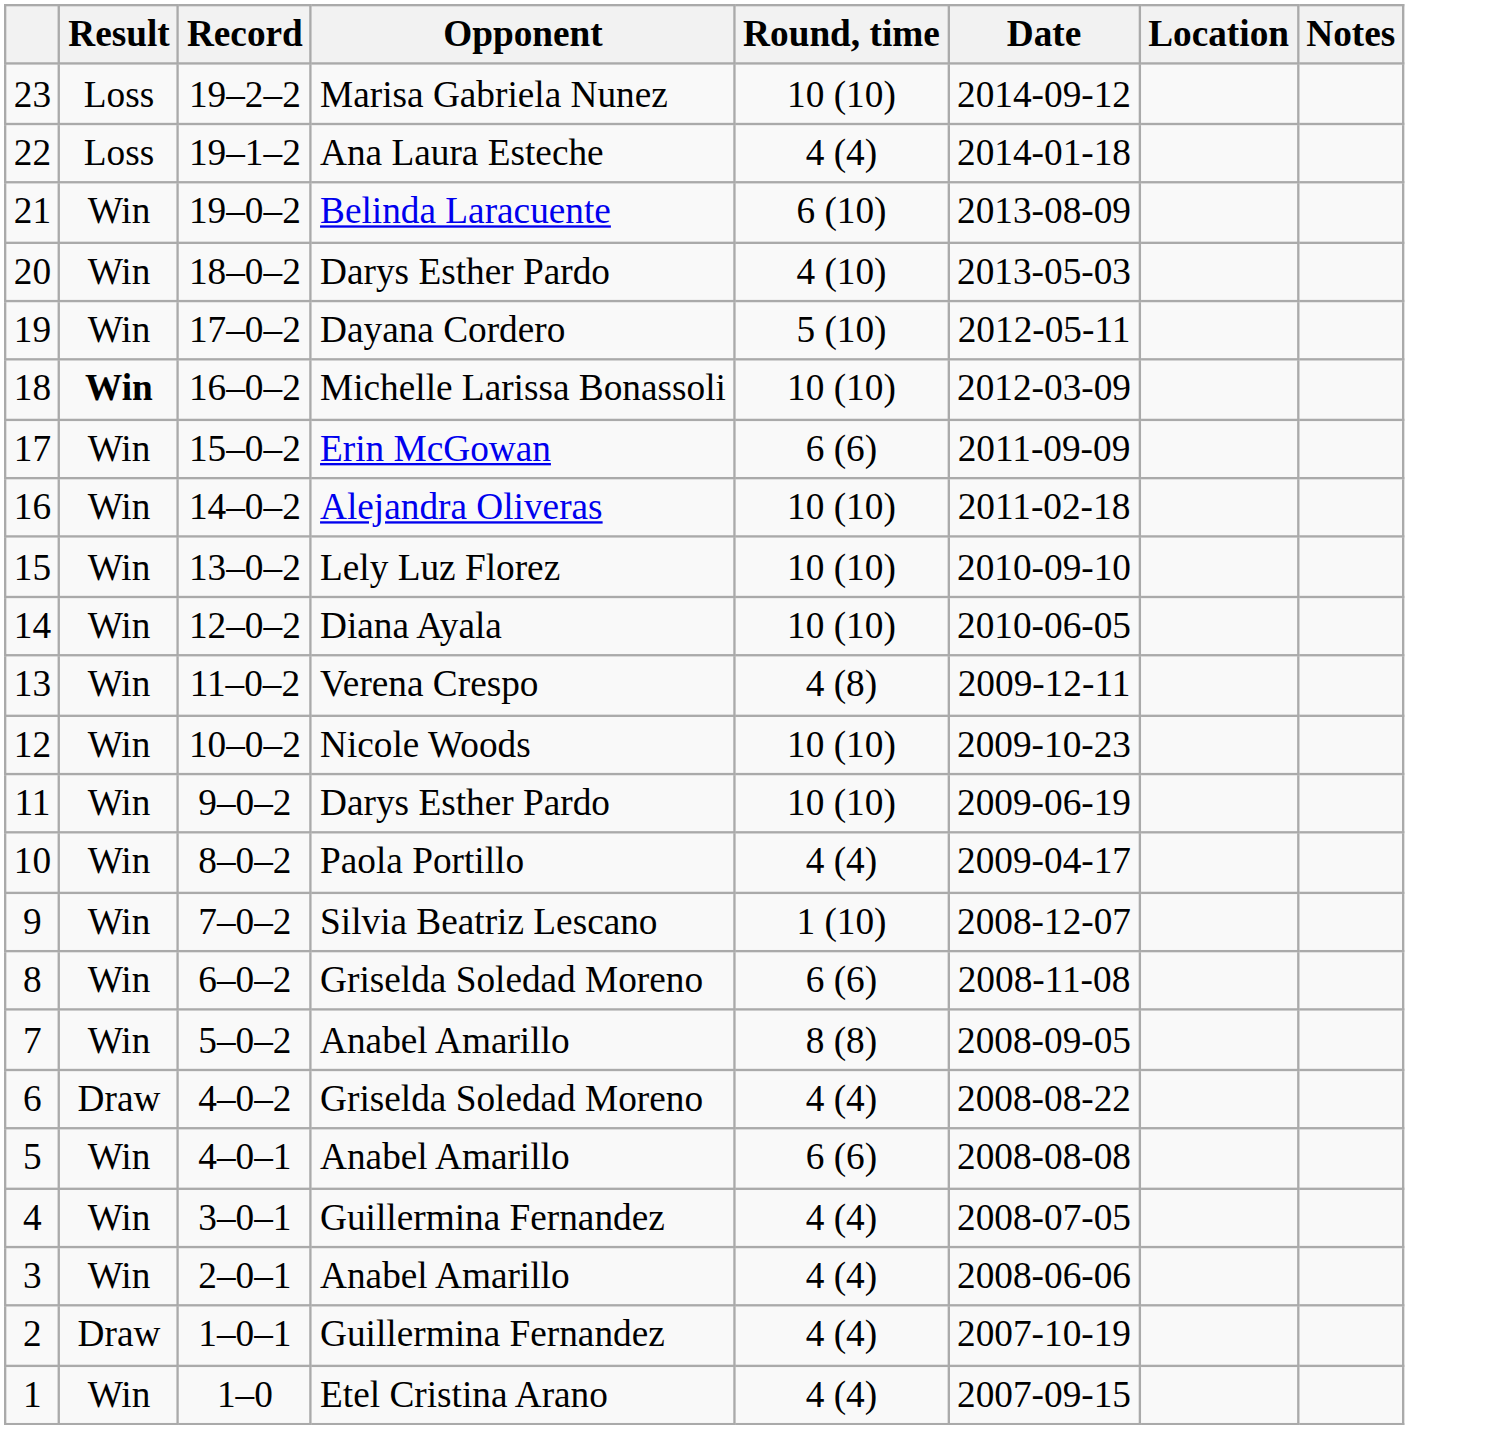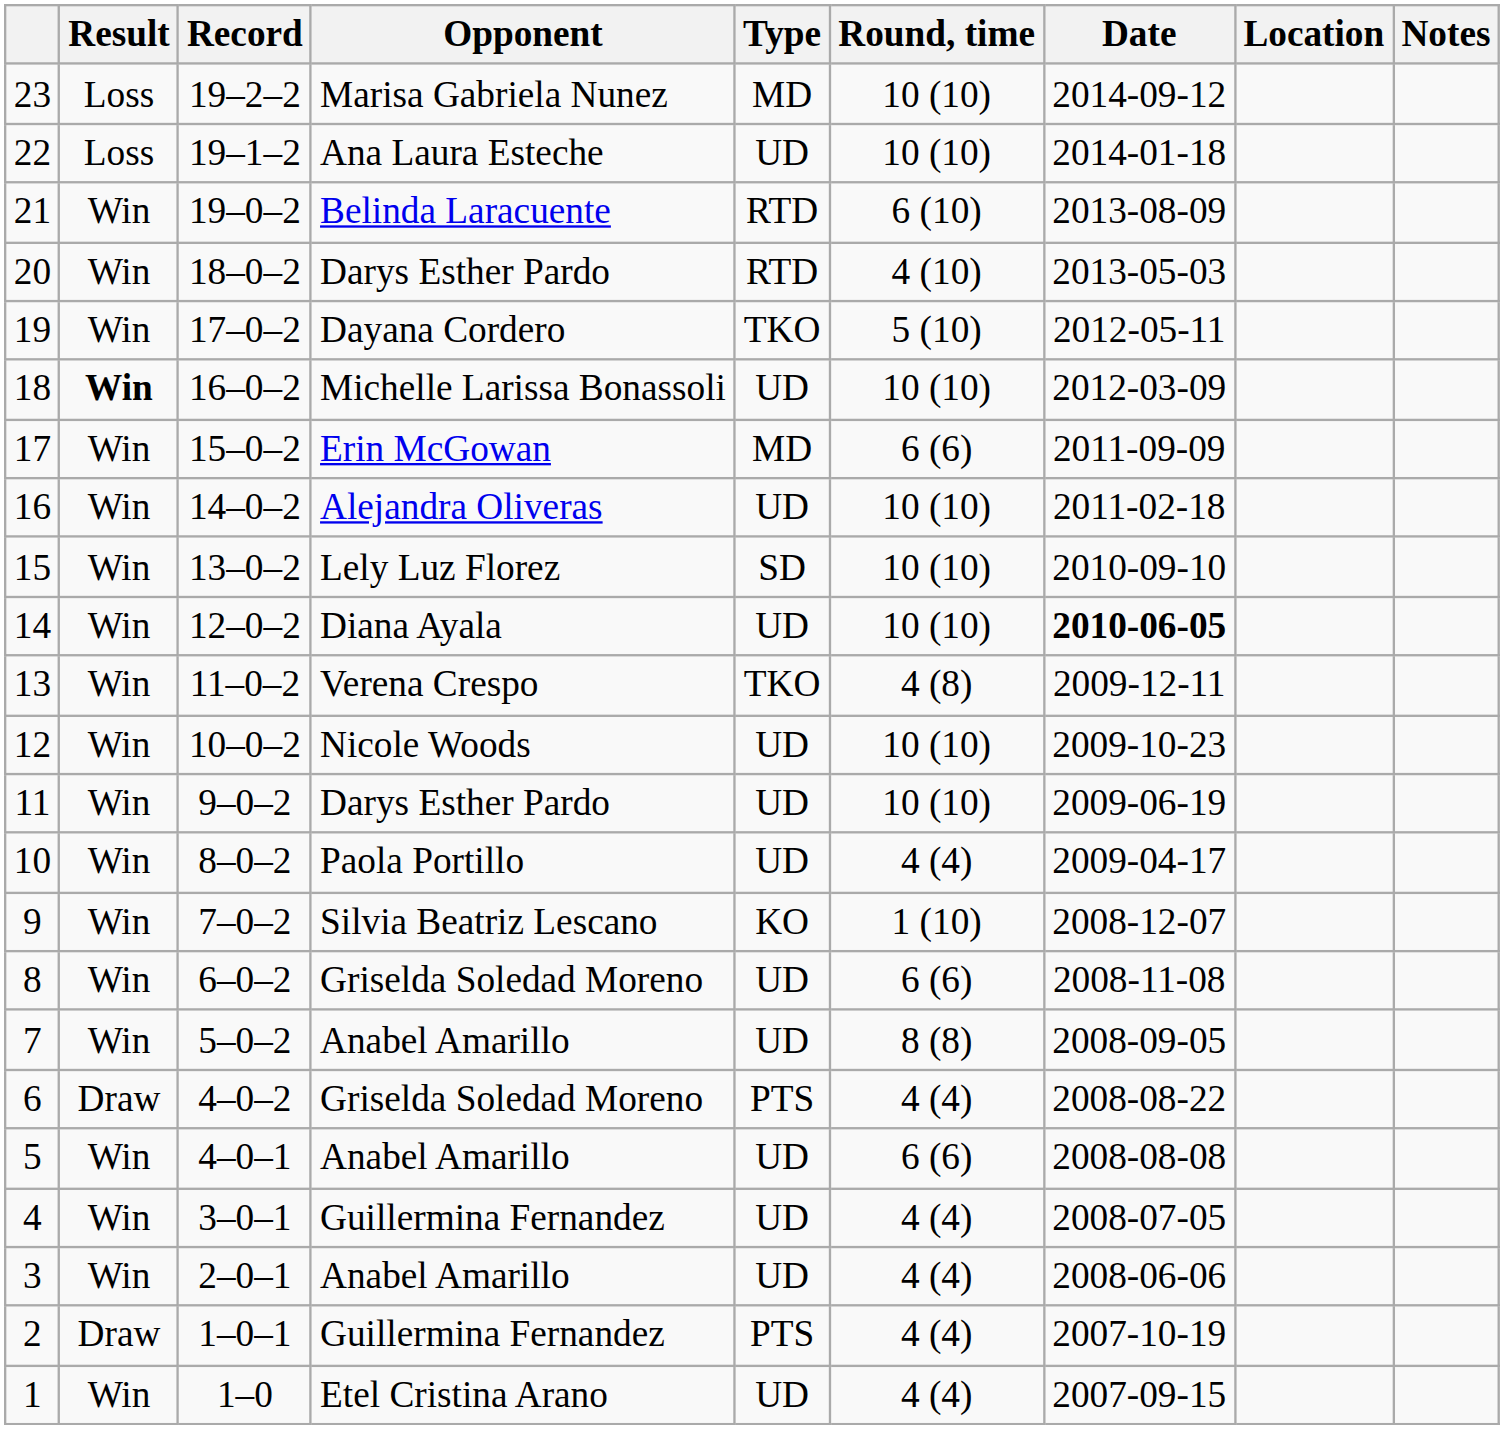+ column: (782, 34)
(841, 152) 4 (4) -> (937, 152) 10 (10)
(1044, 625) normal -> (1139, 625) bold
